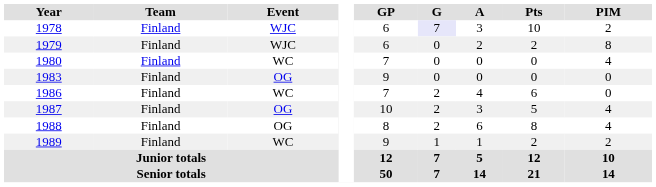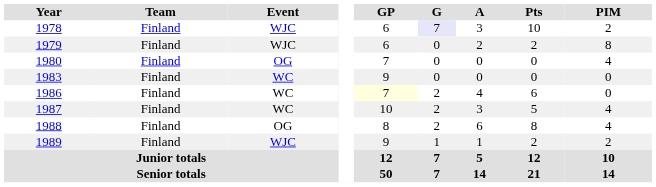(283, 60) WC -> (283, 60) OG
(283, 76) OG -> (283, 76) WC
(386, 93) no background -> (386, 93) lightyellow background
(283, 109) OG -> (283, 109) WC
(283, 141) WC -> (283, 141) WJC
